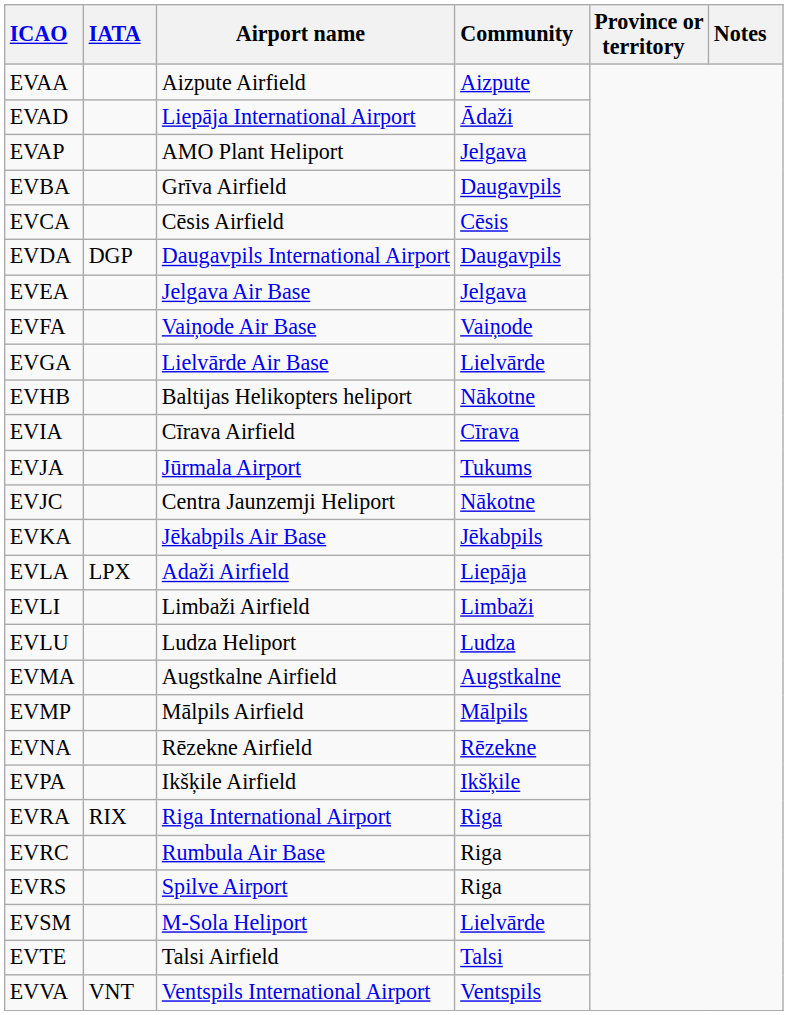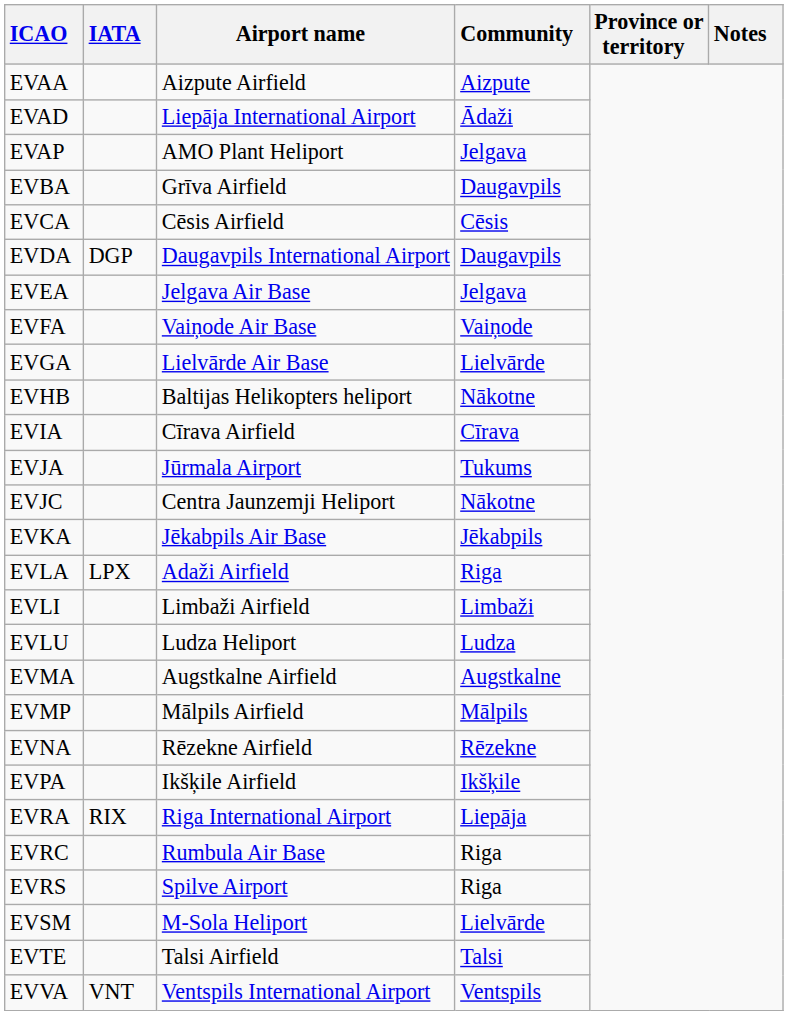(493, 572) Liepāja -> (481, 572) Riga
(481, 817) Riga -> (493, 817) Liepāja
